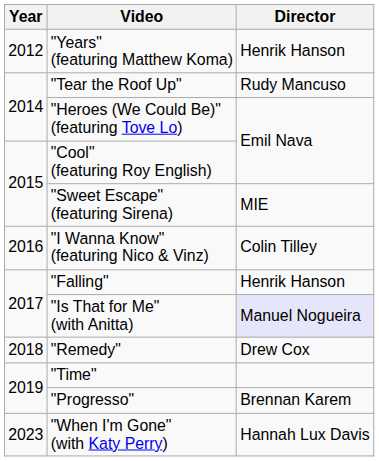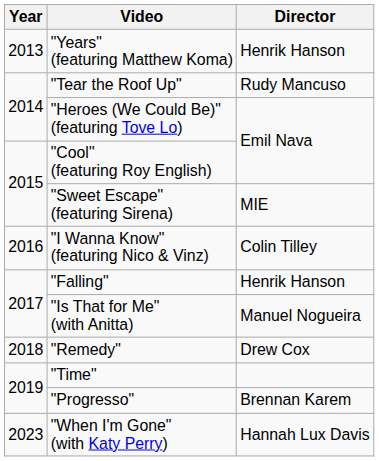(26, 51) 2012 -> (26, 51) 2013
(301, 316) lavender background -> (301, 316) no background
